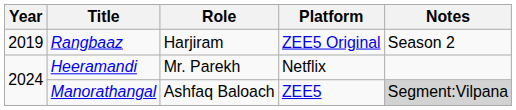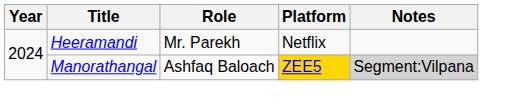- row: (87, 42)
(302, 92) no background -> (302, 67) gold background
